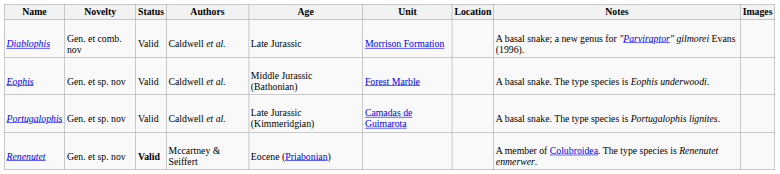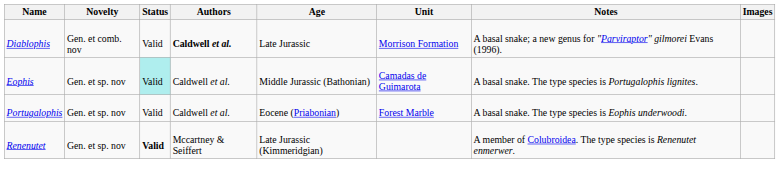- column: (473, 12)
(197, 44) normal -> (202, 44) bold
(148, 81) no background -> (152, 81) paleturquoise background
(392, 81) Forest Marble -> (403, 81) Camadas de Guimarota
(603, 81) A basal snake. The type species is Eophis underwoodi. -> (586, 81) A basal snake. The type species is Portugalophis lignites.
(283, 119) Late Jurassic (Kimmeridgian) -> (299, 113) Eocene (Priabonian)
(389, 119) Camadas de Guimarota -> (406, 113) Forest Marble
(608, 119) A basal snake. The type species is Portugalophis lignites. -> (580, 113) A basal snake. The type species is Eophis underwoodi.
(291, 156) Eocene (Priabonian) -> (291, 145) Late Jurassic (Kimmeridgian)
